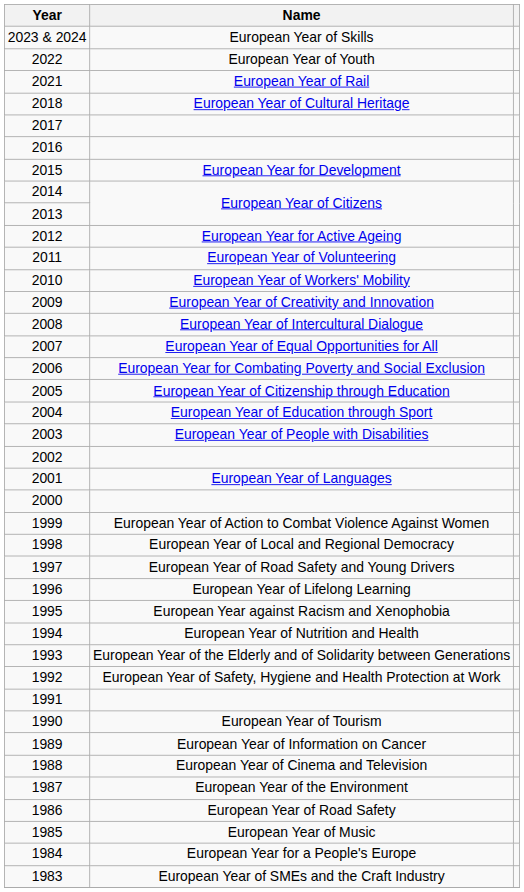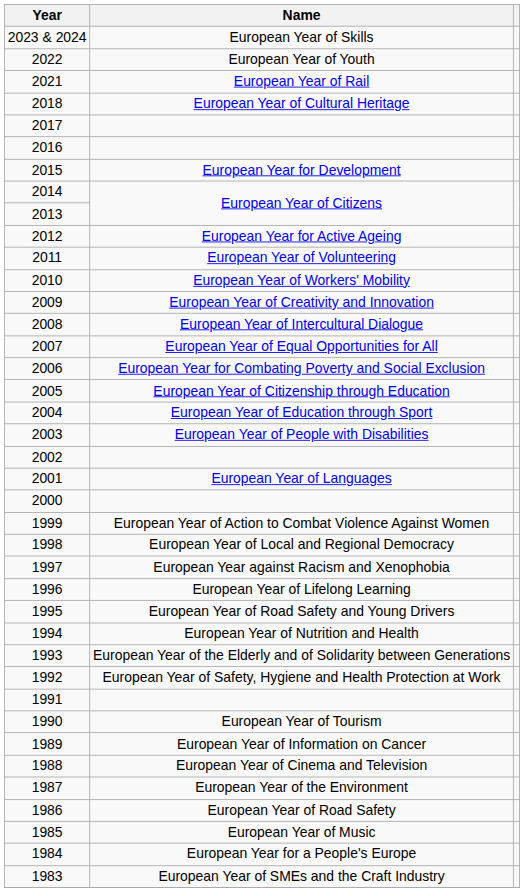(302, 567) European Year of Road Safety and Young Drivers -> (302, 567) European Year against Racism and Xenophobia
(302, 611) European Year against Racism and Xenophobia -> (302, 611) European Year of Road Safety and Young Drivers
